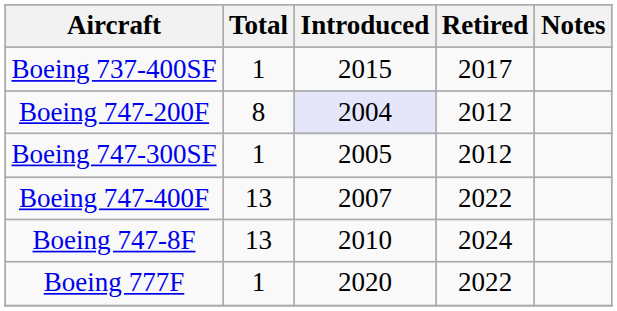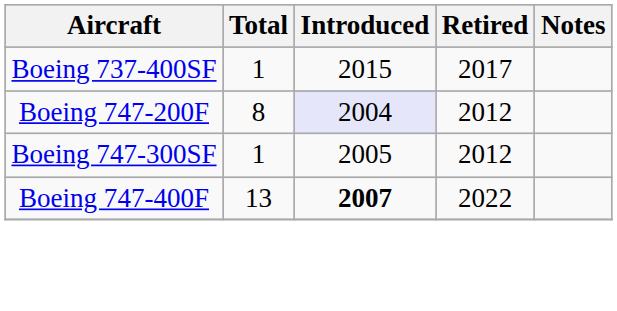(365, 197) normal -> (365, 197) bold
- row: (114, 240)
- row: (114, 283)
